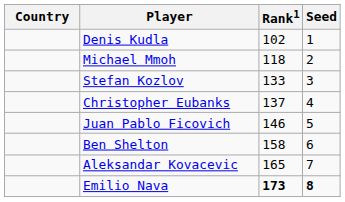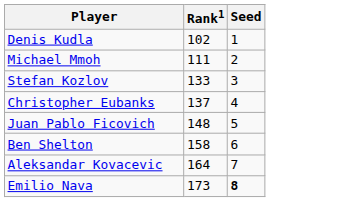- column: (42, 17)
(274, 60) 118 -> (199, 60) 111
(274, 123) 146 -> (199, 123) 148
(274, 165) 165 -> (199, 165) 164
(274, 186) bold -> (199, 186) normal
